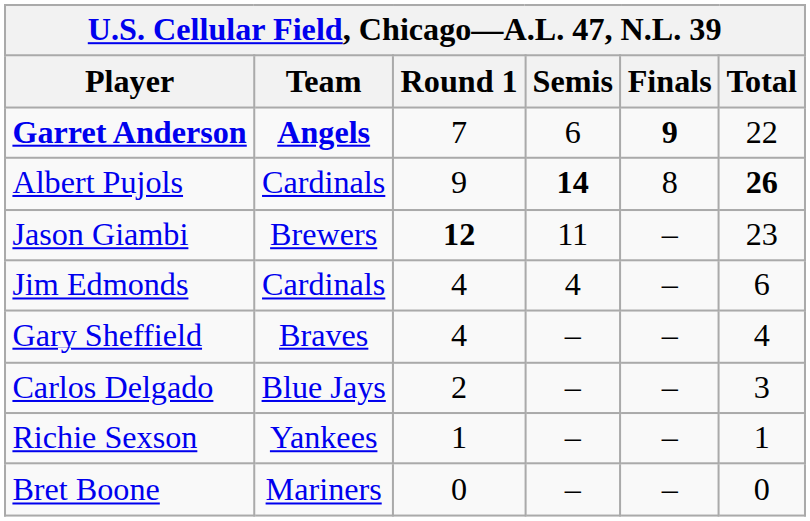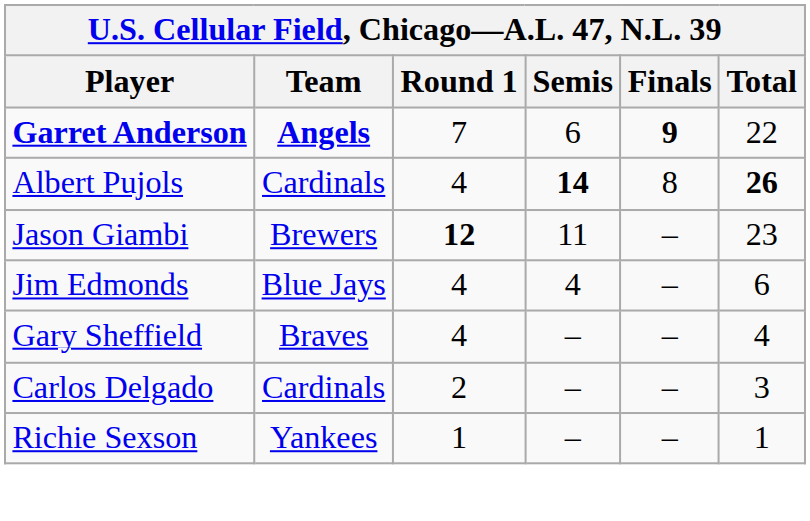(459, 183) 9 -> (459, 183) 4
(324, 285) Cardinals -> (324, 285) Blue Jays
(324, 387) Blue Jays -> (324, 387) Cardinals
- row: (86, 489)
